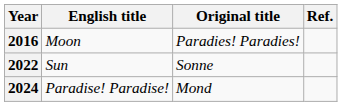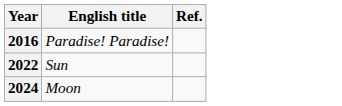- column: (238, 16)
(63, 40) Moon -> (107, 40) Paradise! Paradise!
(107, 88) Paradise! Paradise! -> (63, 88) Moon
